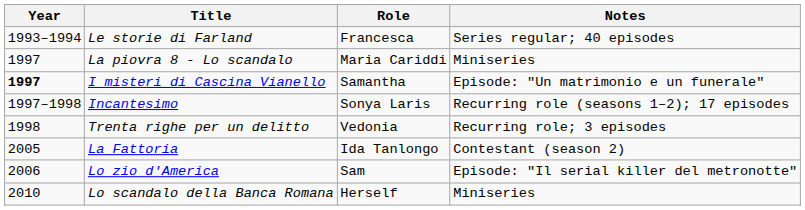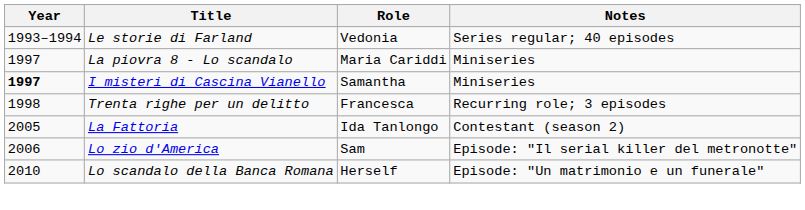(377, 38) Francesca -> (369, 38) Vedonia
(609, 82) Episode: "Un matrimonio e un funerale" -> (494, 82) Miniseries
- row: (133, 105)
(369, 127) Vedonia -> (377, 105) Francesca
(494, 194) Miniseries -> (609, 171) Episode: "Un matrimonio e un funerale"
